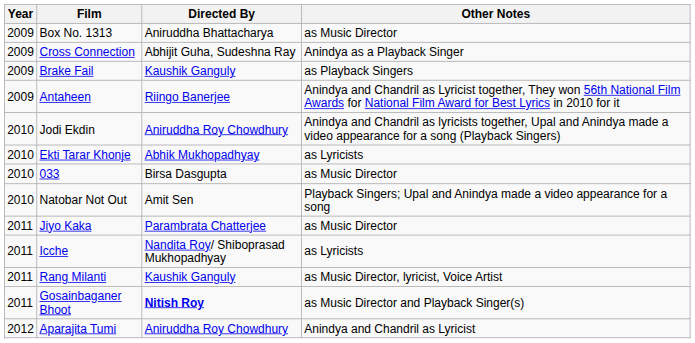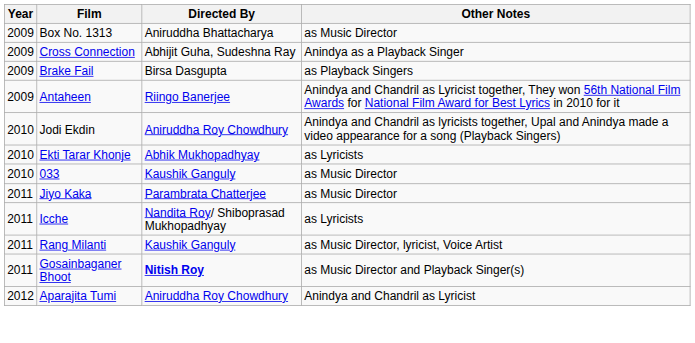(190, 71) Kaushik Ganguly -> (186, 71) Birsa Dasgupta
(186, 174) Birsa Dasgupta -> (190, 174) Kaushik Ganguly
- row: (83, 200)
